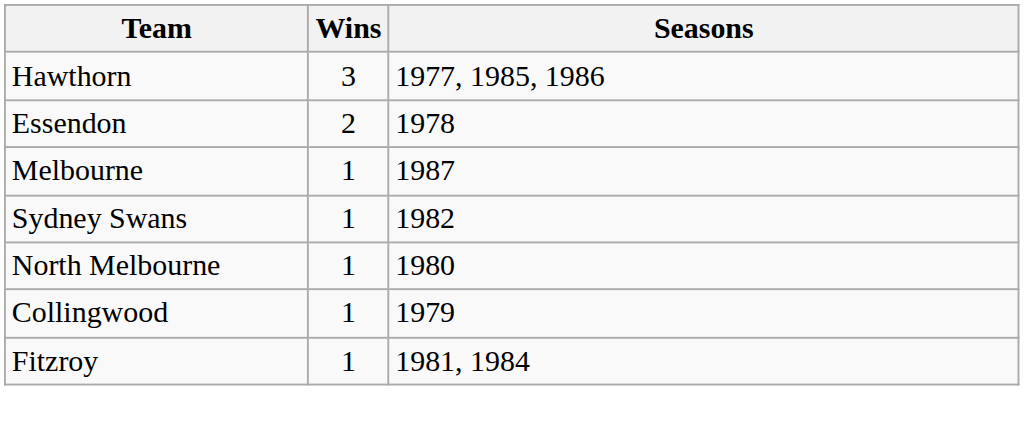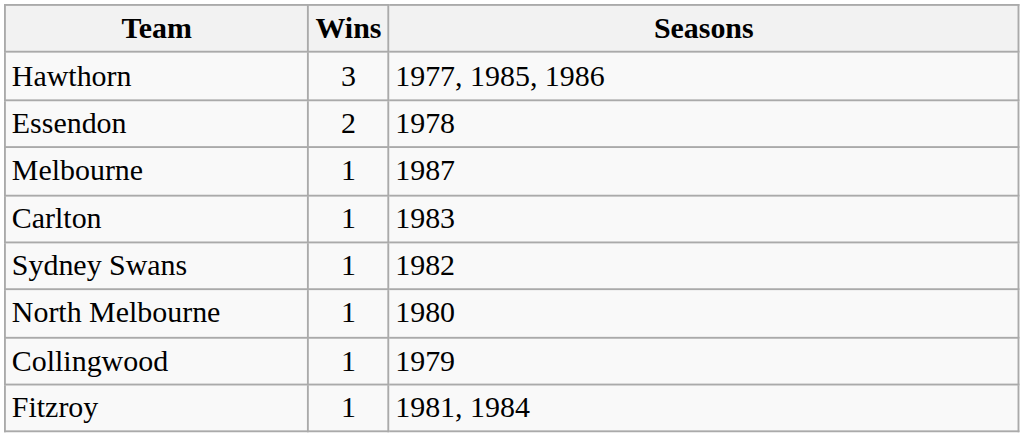+ row: (57, 218)
